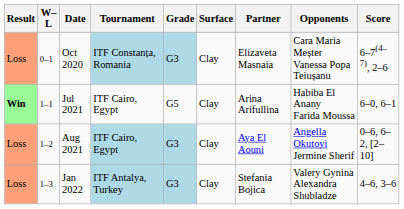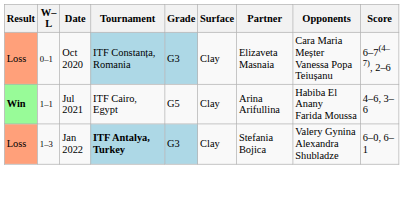(378, 104) 6–0, 6–1 -> (378, 104) 4–6, 3–6
- row: (72, 144)
(120, 184) normal -> (121, 144) bold
(378, 184) 4–6, 3–6 -> (378, 144) 6–0, 6–1
